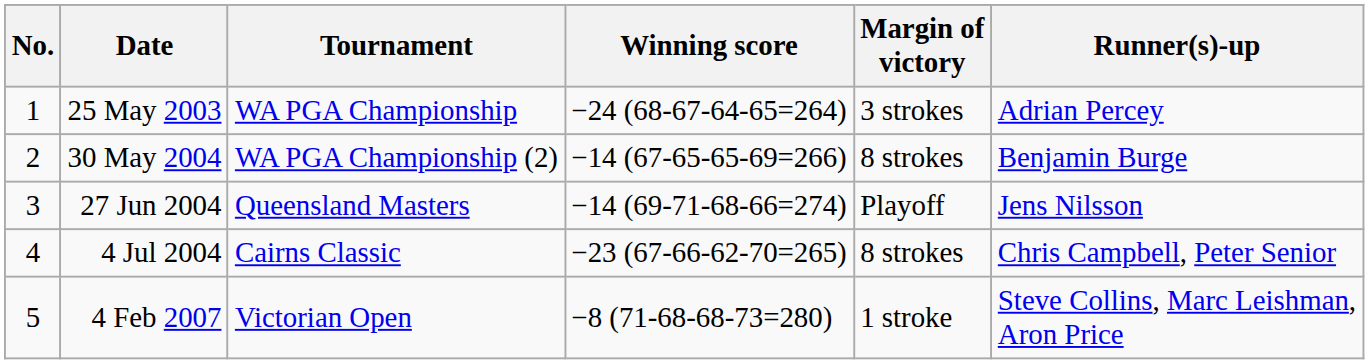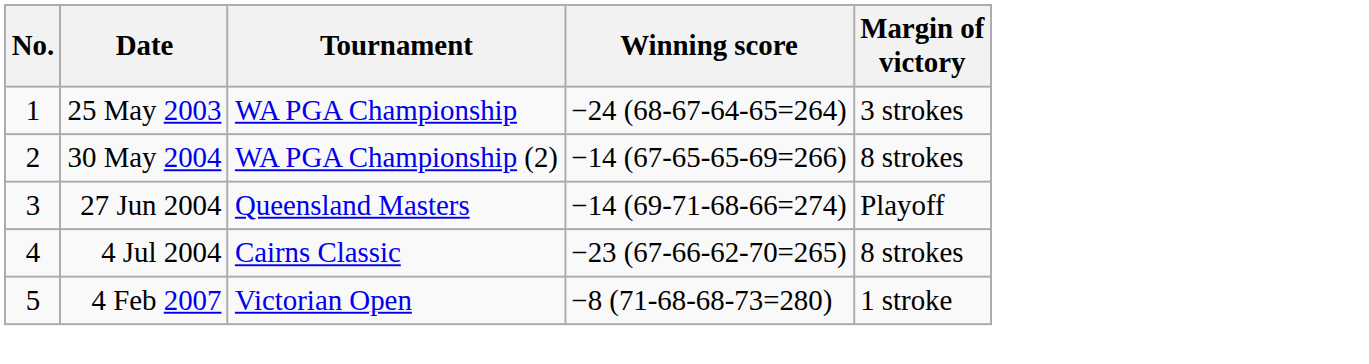- column: (1177, 45)
